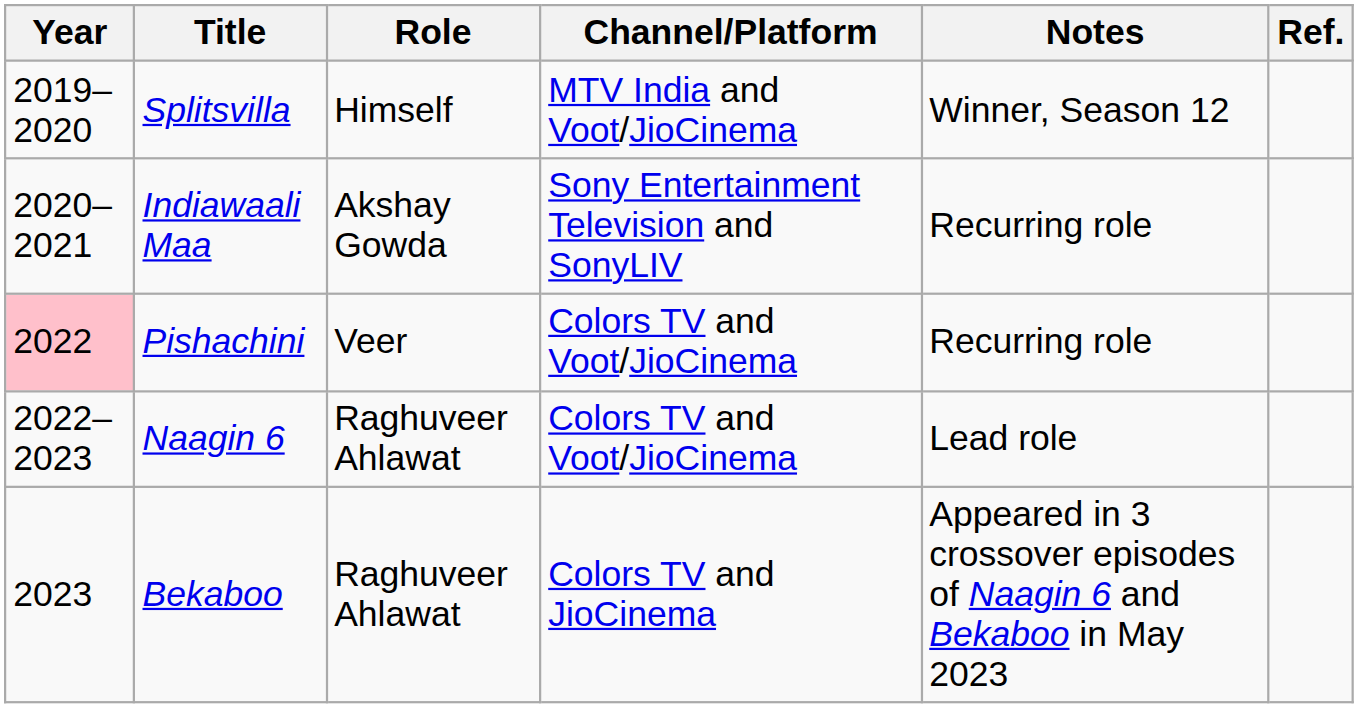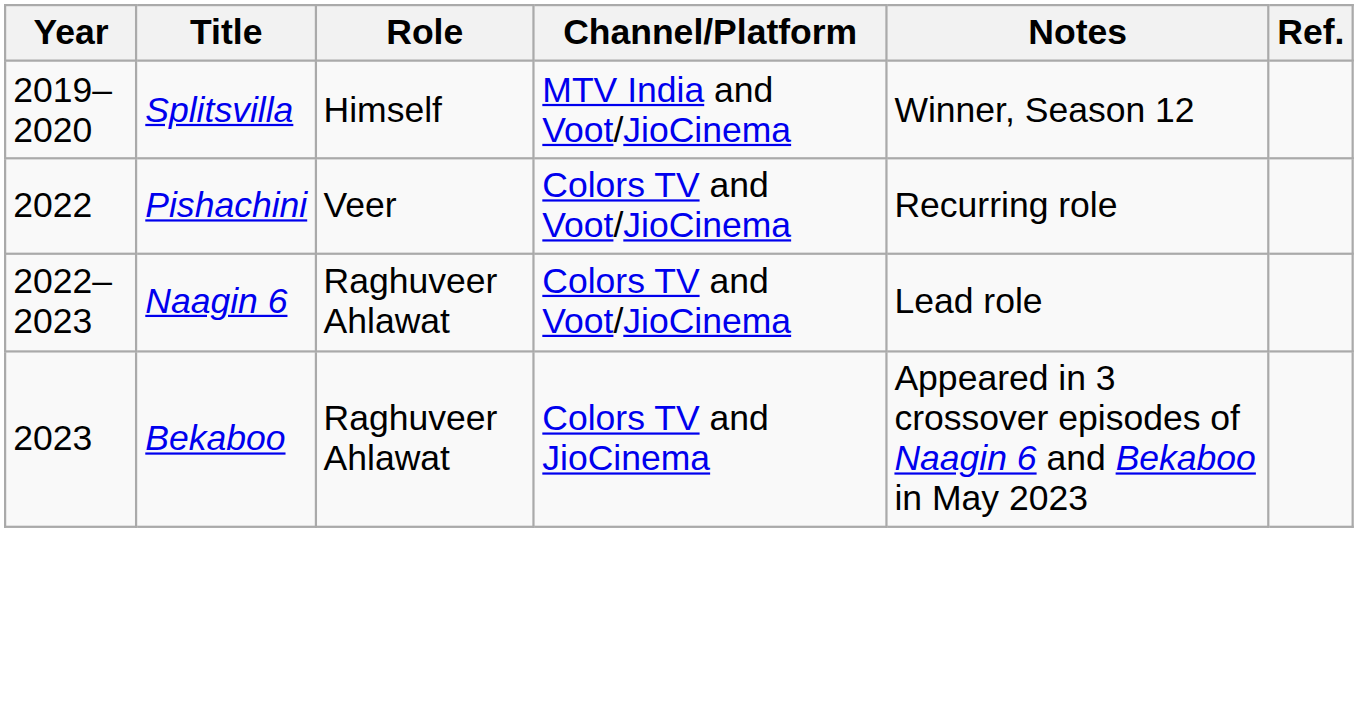- row: (221, 225)
(53, 341) pink background -> (53, 205) no background
